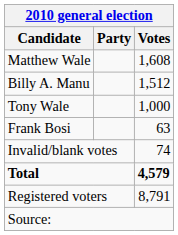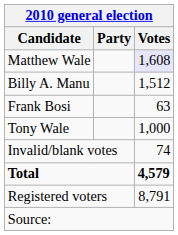(154, 60) no background -> (154, 60) lavender background
rows swapped: (38, 106) <-> (39, 128)
